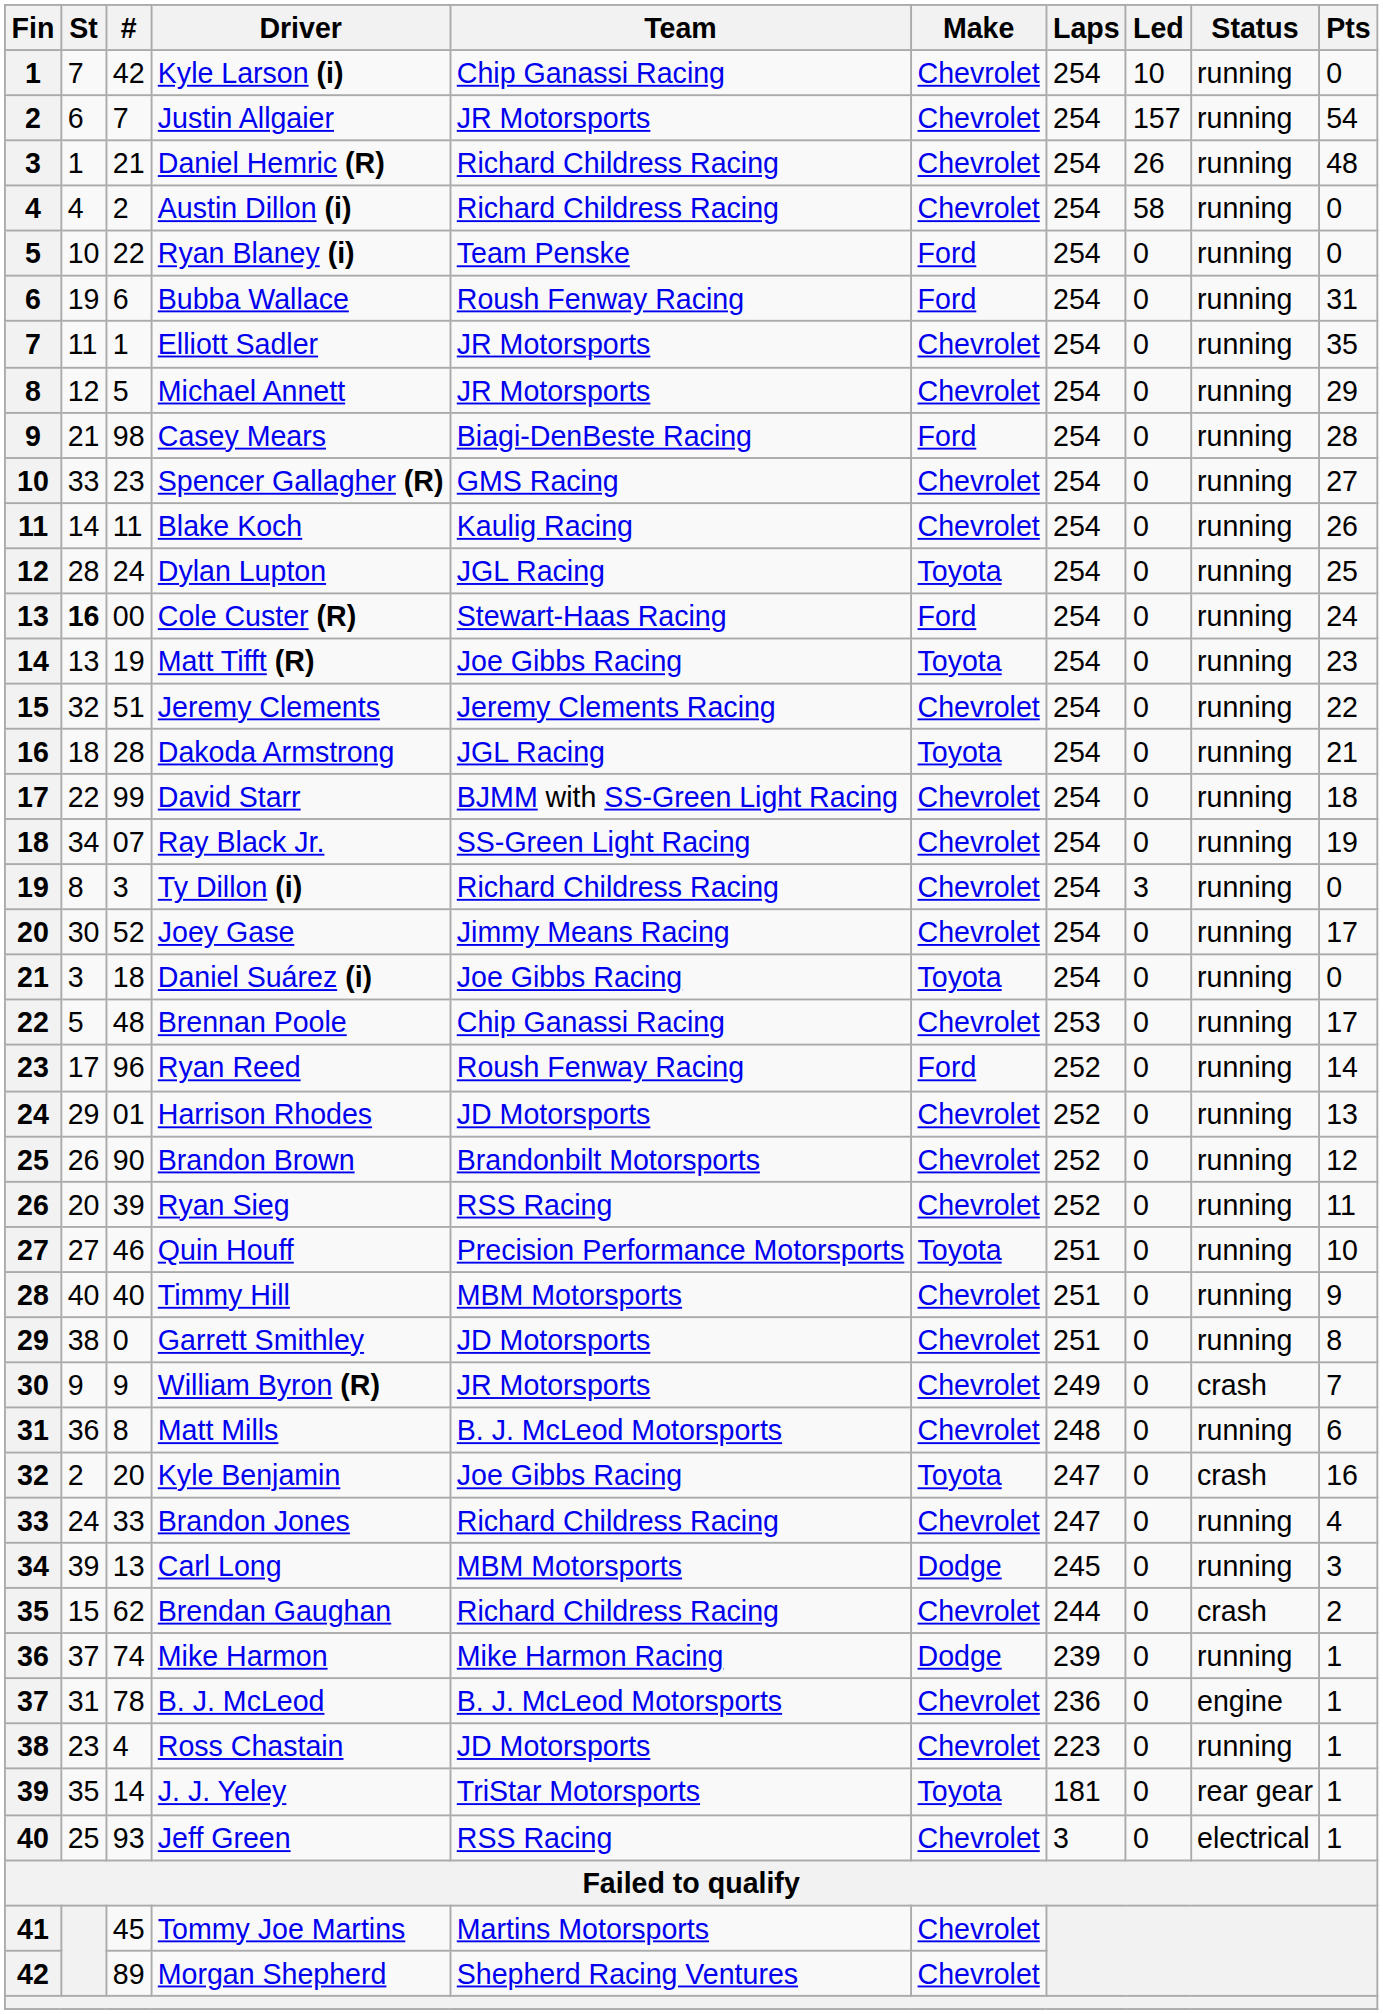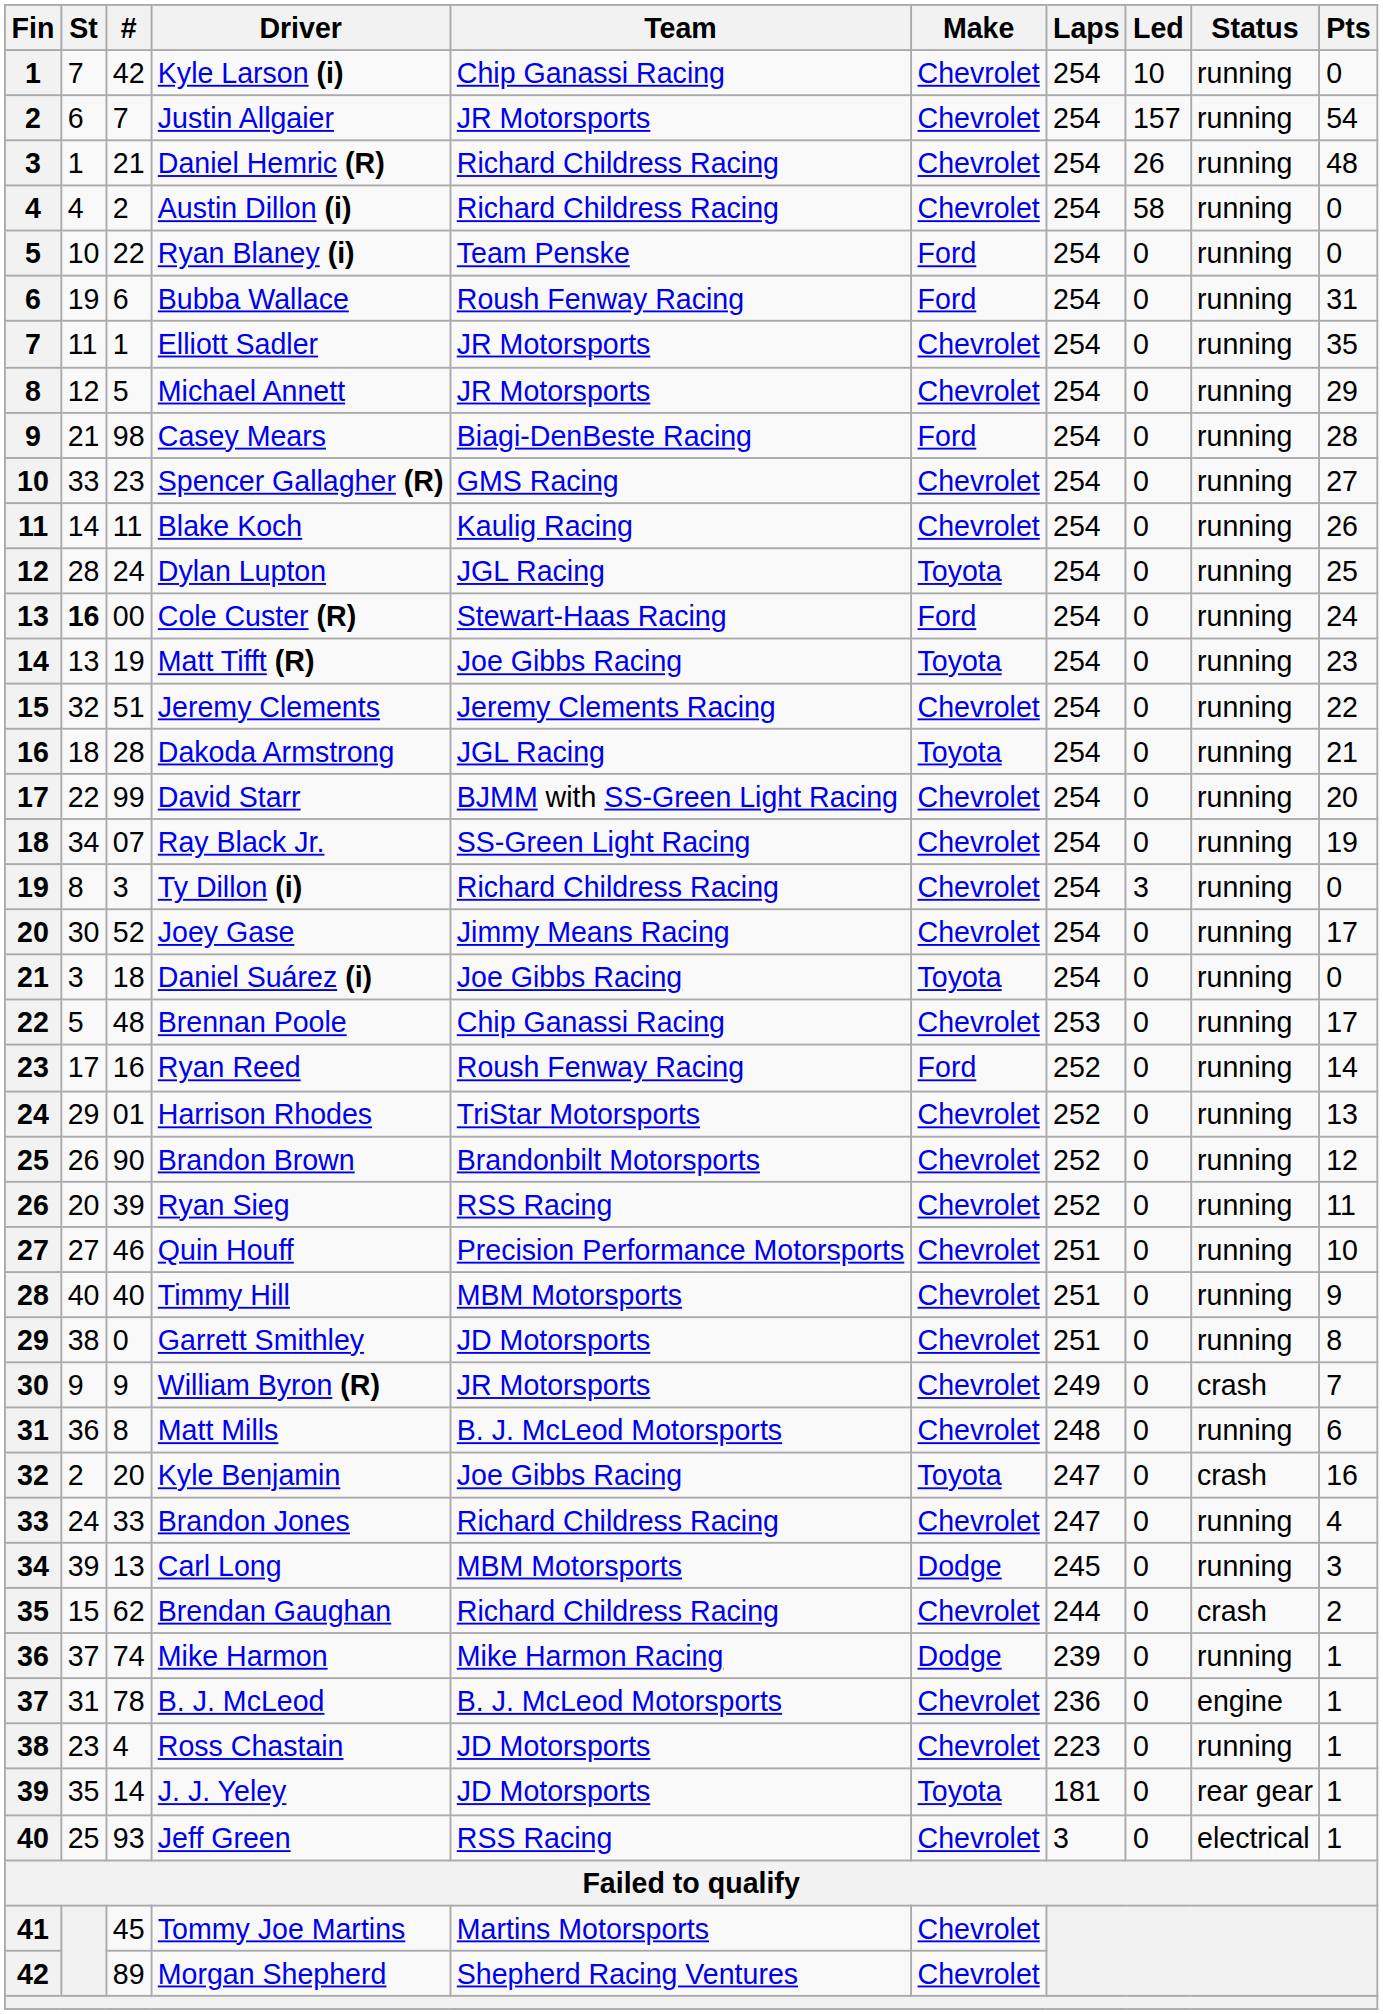(1342, 797) 18 -> (1342, 797) 20
(129, 1068) 96 -> (129, 1068) 16
(554, 1113) JD Motorsports -> (578, 1113) TriStar Motorsports
(960, 1249) Toyota -> (979, 1249) Chevrolet
(578, 1792) TriStar Motorsports -> (554, 1792) JD Motorsports
